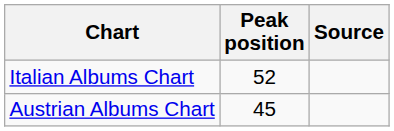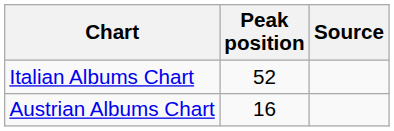(264, 109) 45 -> (264, 109) 16
